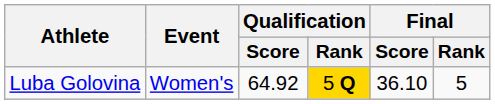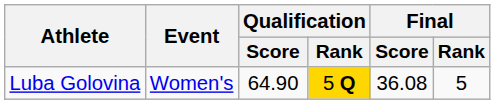(273, 83) 64.92 -> (273, 83) 64.90
(402, 83) 36.10 -> (402, 83) 36.08
